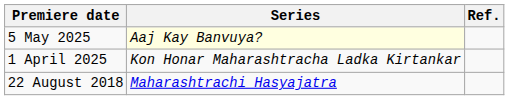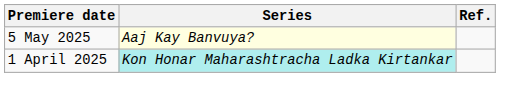(296, 61) no background -> (287, 61) paleturquoise background
- row: (66, 83)
